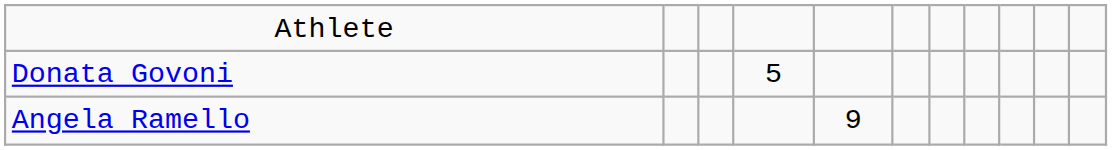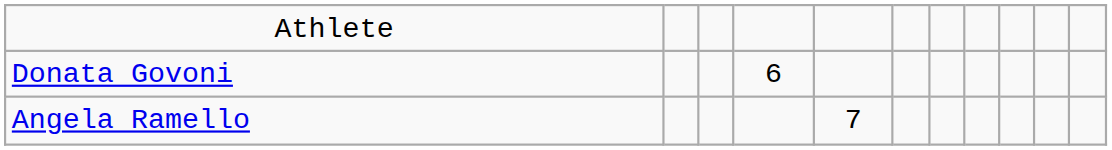(774, 74) 5 -> (774, 74) 6
(853, 121) 9 -> (853, 121) 7
